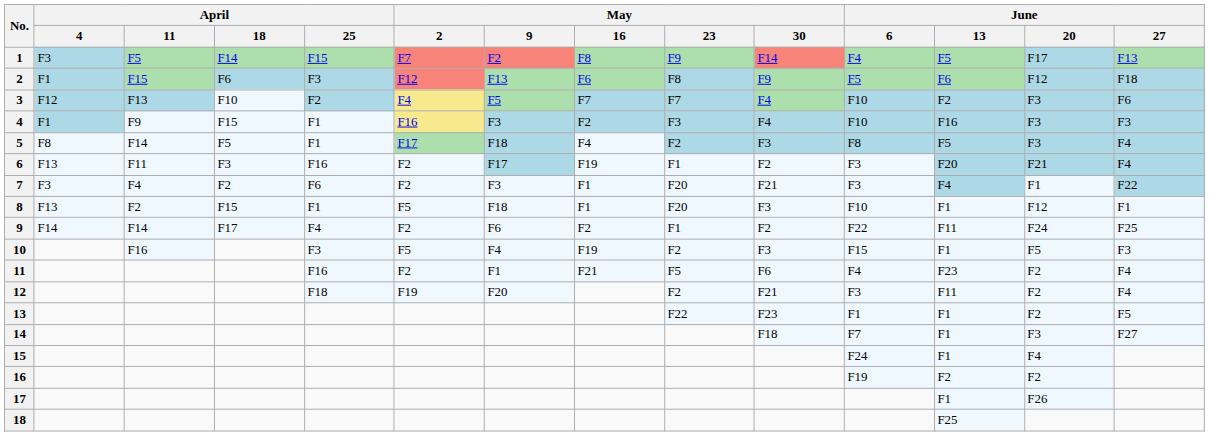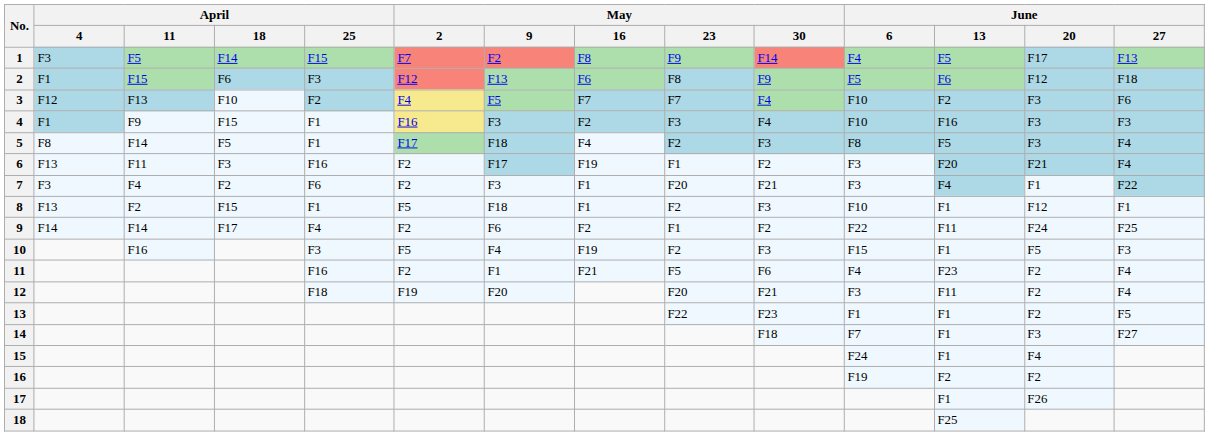(677, 206) F20 -> (674, 206) F2
(674, 291) F2 -> (677, 291) F20
